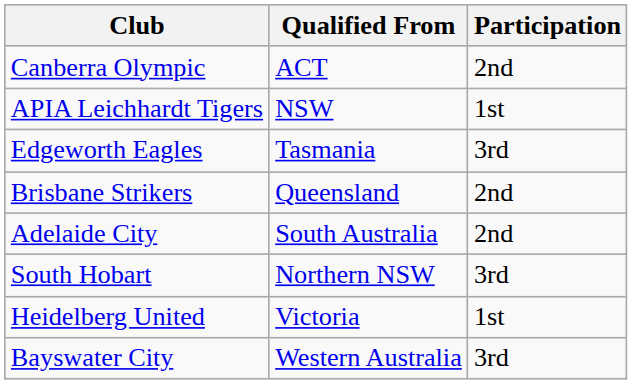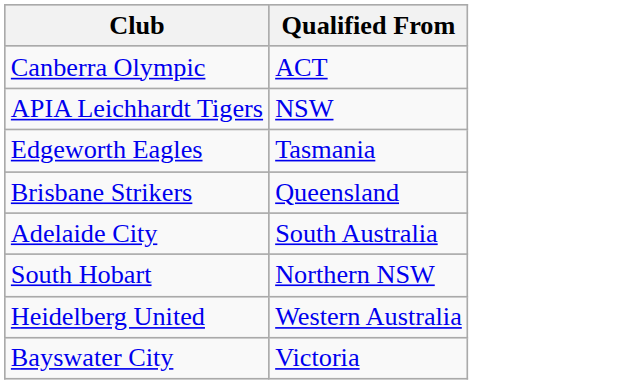- column: (547, 25)
(317, 316) Victoria -> (368, 316) Western Australia
(368, 358) Western Australia -> (317, 358) Victoria
